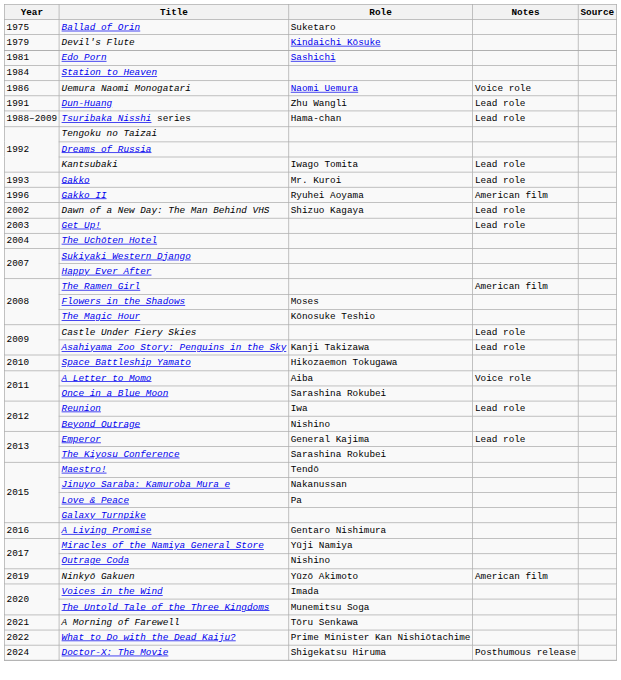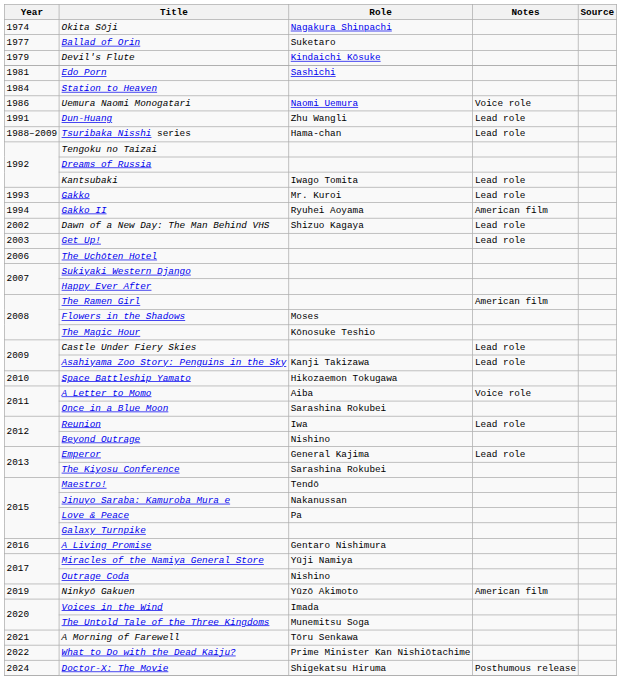+ row: (90, 27)
(18, 27) 1975 -> (18, 42) 1977
(18, 195) 1996 -> (18, 210) 1994
(18, 241) 2004 -> (18, 256) 2006
